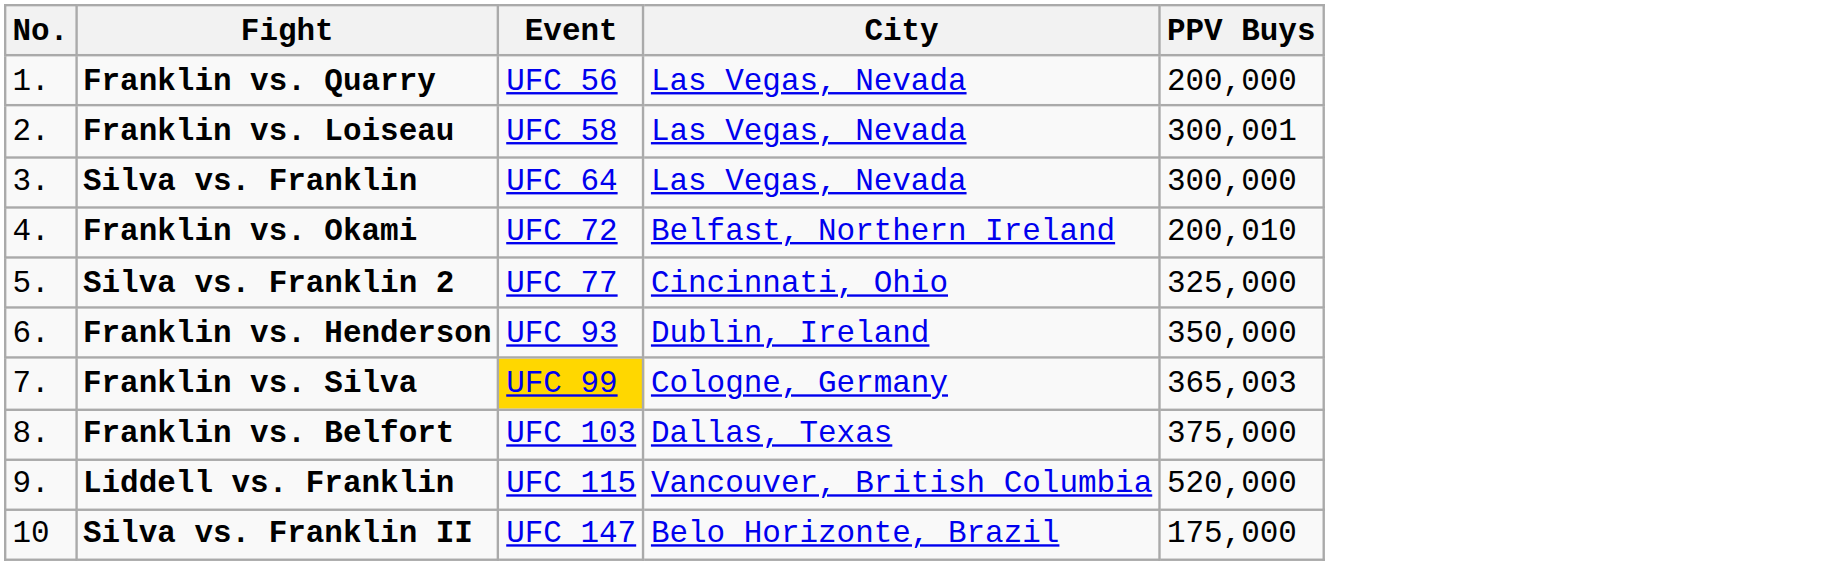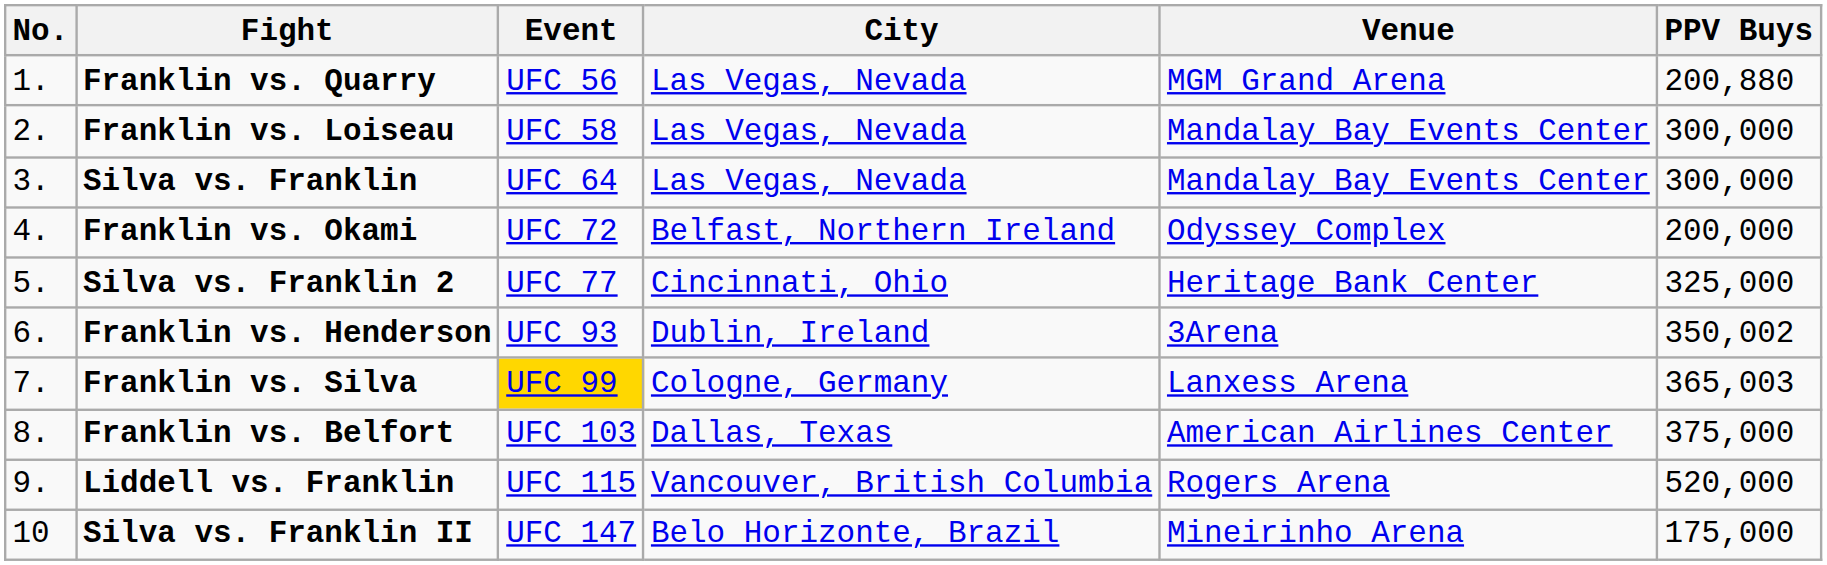+ column: (1408, 30)
(1232, 81) 200,000 -> (1729, 81) 200,880
(1232, 131) 300,001 -> (1729, 131) 300,000
(1232, 232) 200,010 -> (1729, 232) 200,000
(1232, 333) 350,000 -> (1729, 333) 350,002
